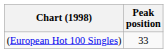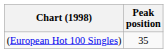(143, 40) 33 -> (143, 40) 35
